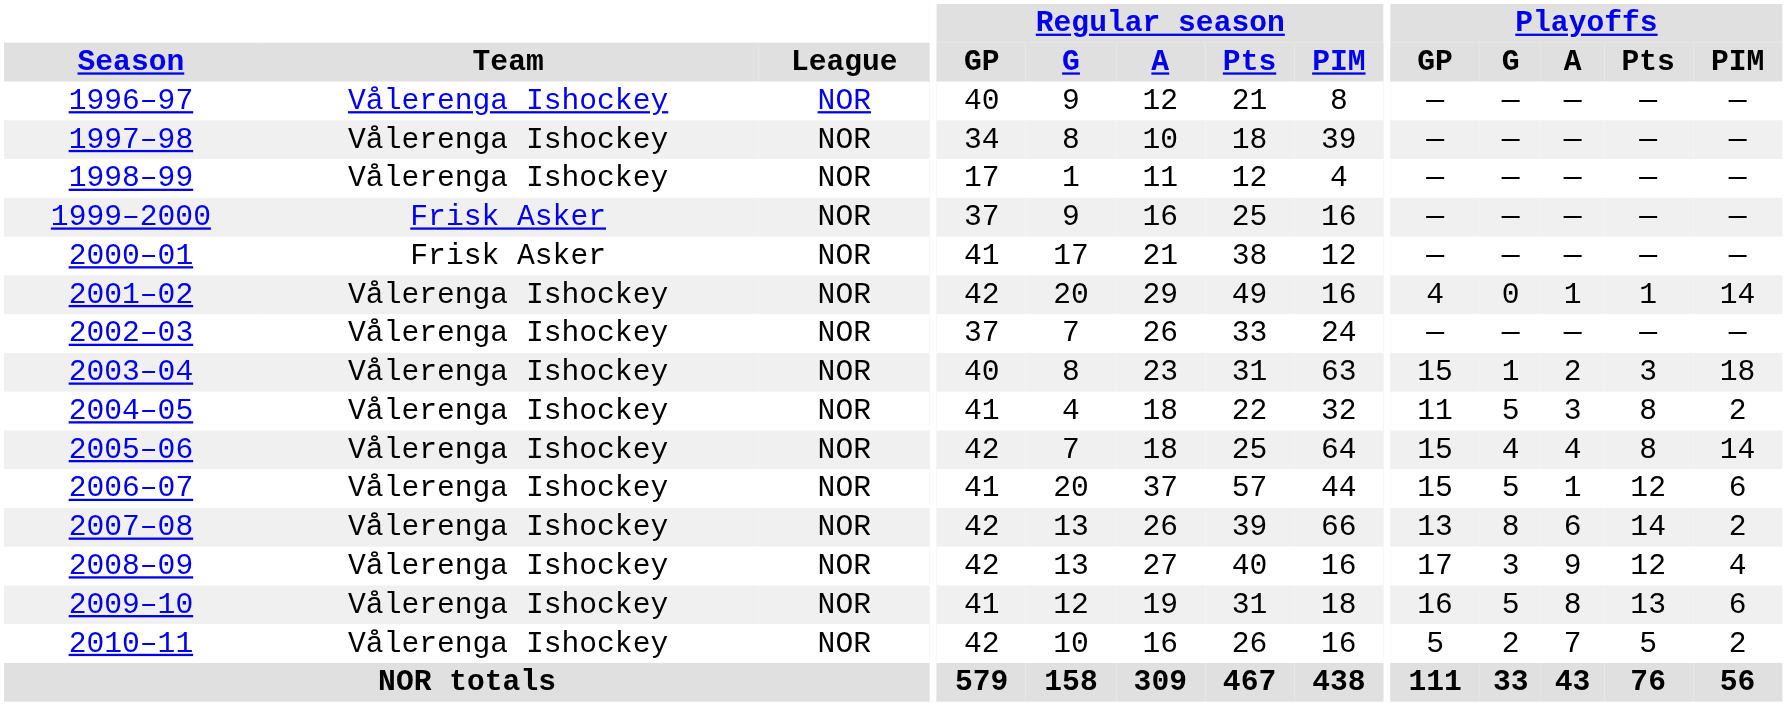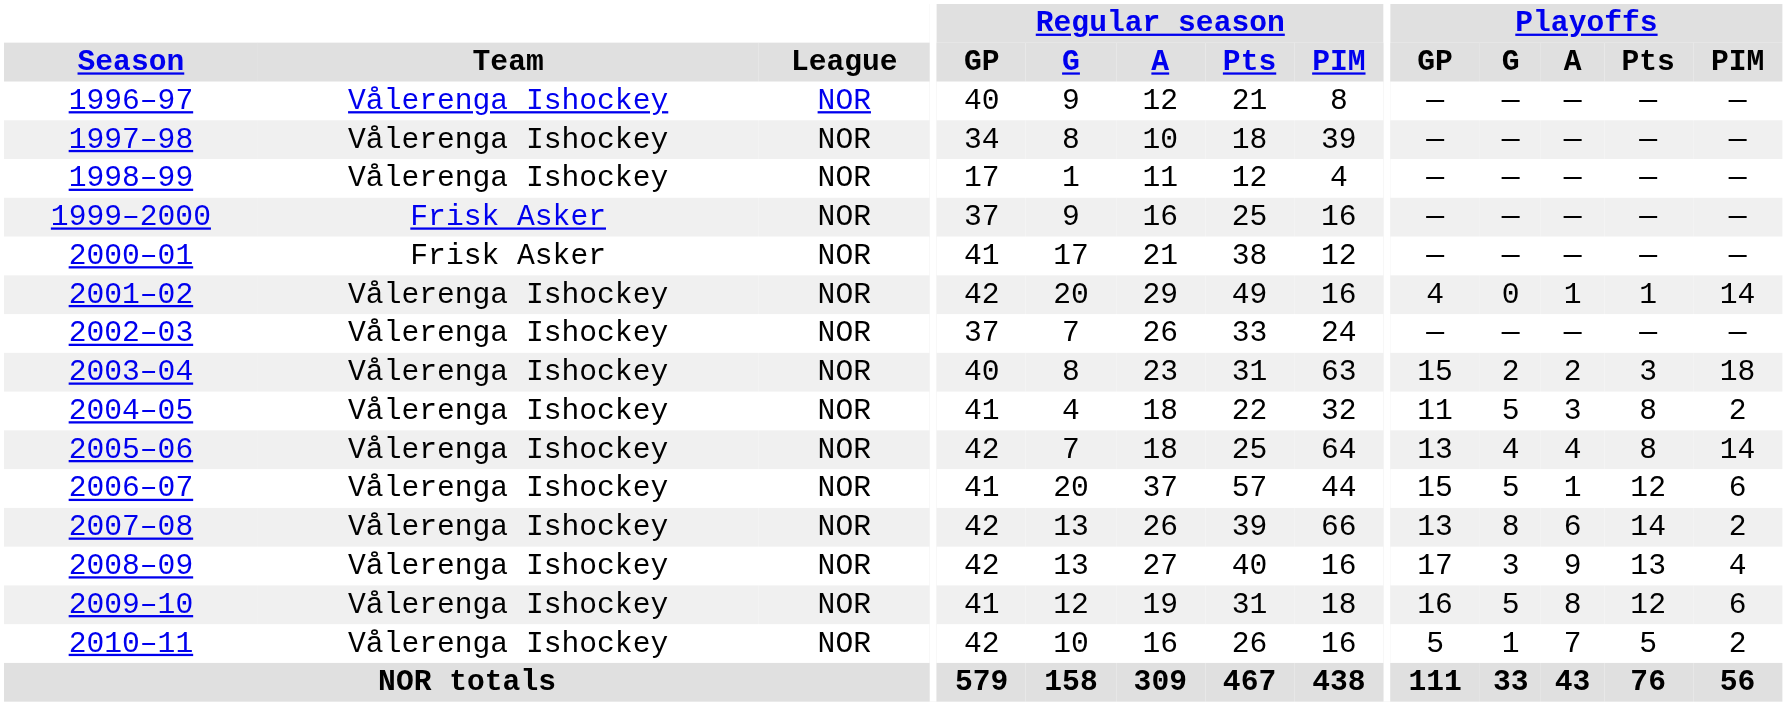(1511, 372) 1 -> (1511, 372) 2
(1435, 450) 15 -> (1435, 450) 13
(1648, 566) 12 -> (1648, 566) 13
(1648, 605) 13 -> (1648, 605) 12
(1511, 644) 2 -> (1511, 644) 1
